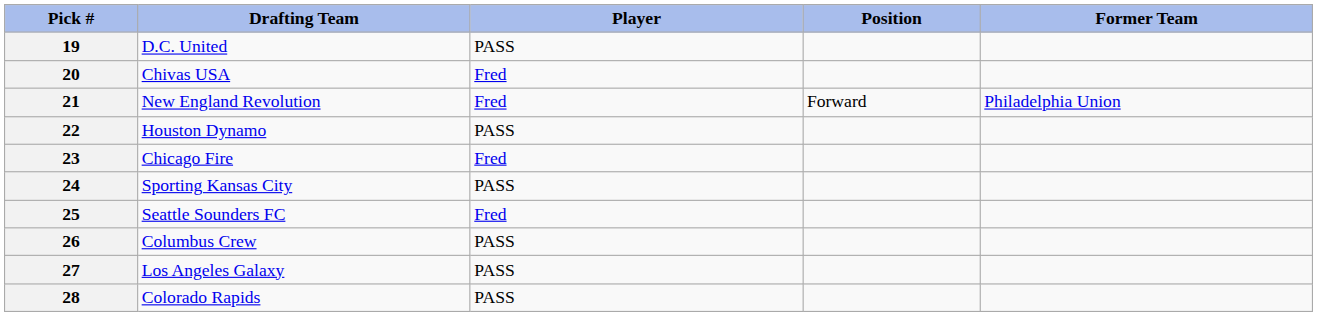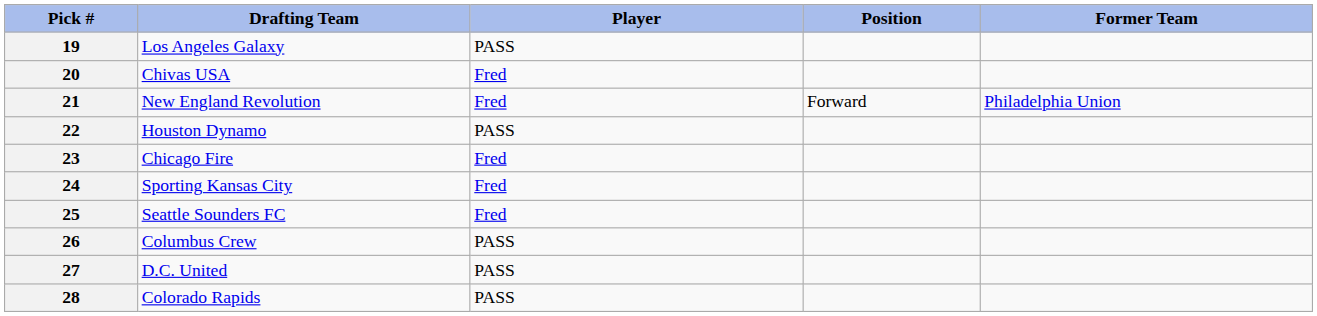(184, 46) D.C. United -> (213, 46) Los Angeles Galaxy
(495, 185) PASS -> (490, 185) Fred
(213, 269) Los Angeles Galaxy -> (184, 269) D.C. United
